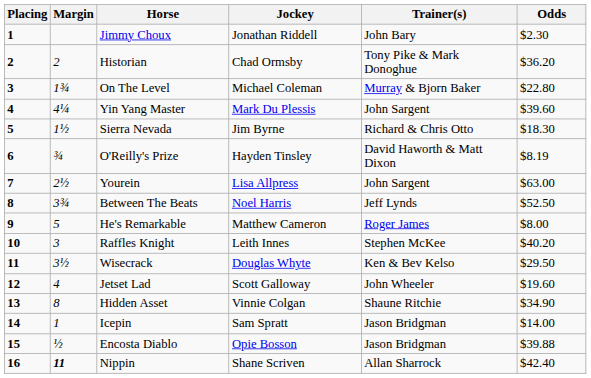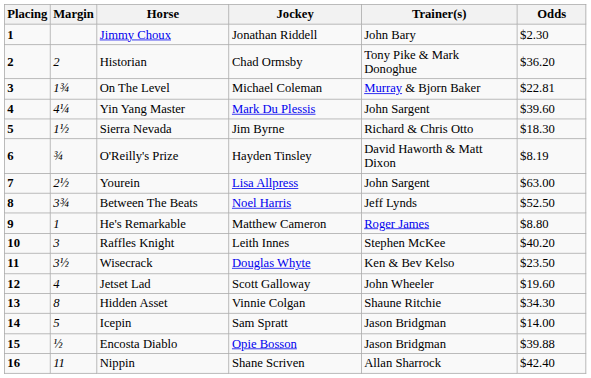(537, 88) $22.80 -> (537, 88) $22.81
(56, 223) 5 -> (56, 223) 1
(534, 223) $8.00 -> (534, 223) $8.80
(537, 263) $29.50 -> (537, 263) $23.50
(537, 303) $34.90 -> (537, 303) $34.30
(56, 323) 1 -> (56, 323) 5
(59, 363) bold -> (59, 363) normal
